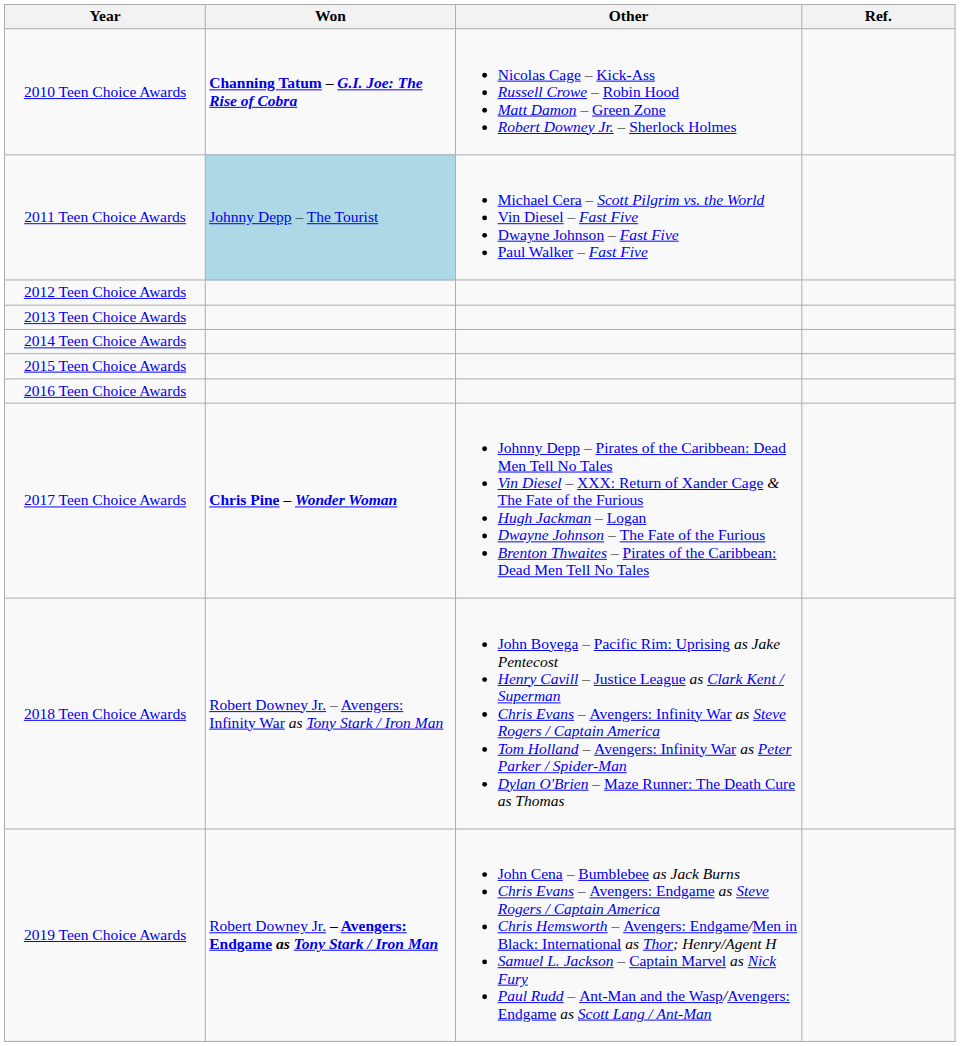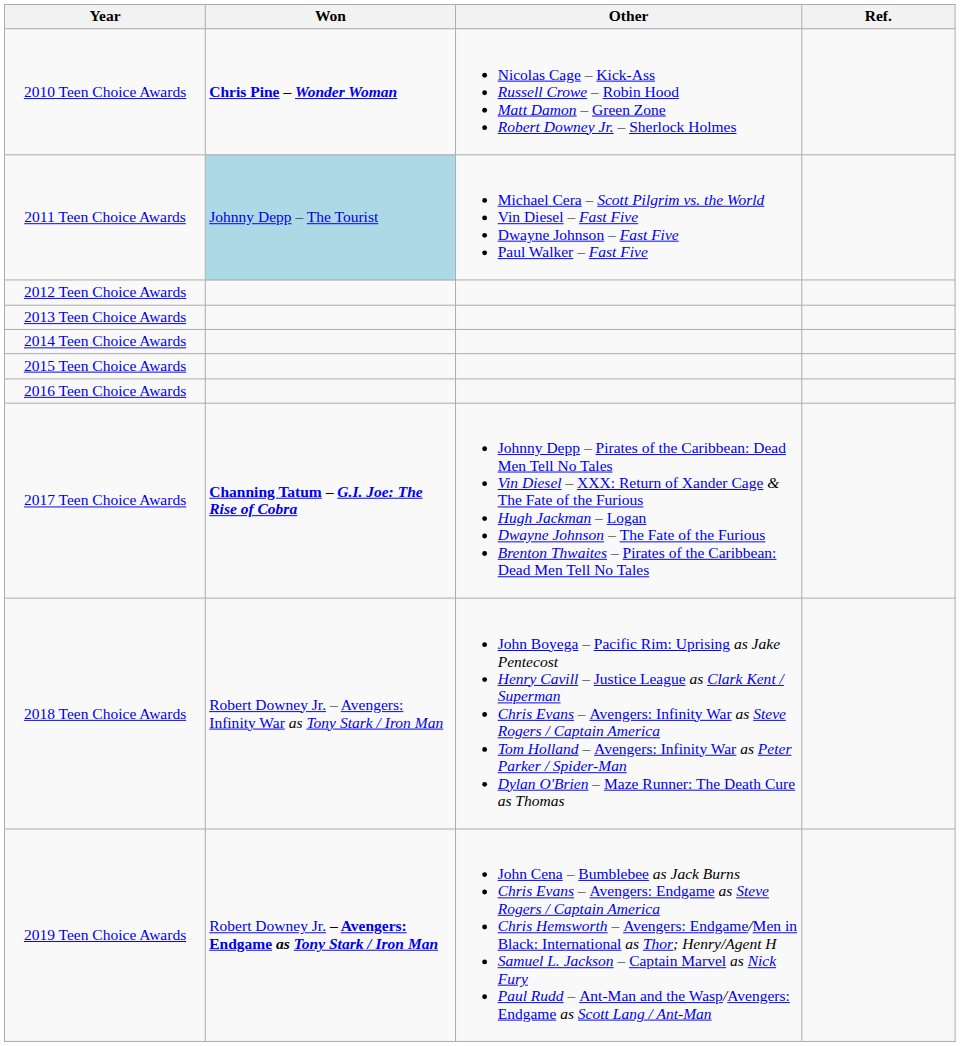(316, 91) Channing Tatum – G.I. Joe: The Rise of Cobra -> (303, 91) Chris Pine – Wonder Woman
(303, 500) Chris Pine – Wonder Woman -> (316, 500) Channing Tatum – G.I. Joe: The Rise of Cobra
